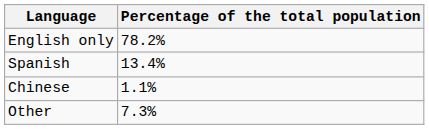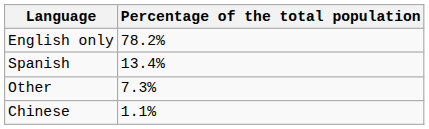rows swapped: (39, 88) <-> (30, 112)
